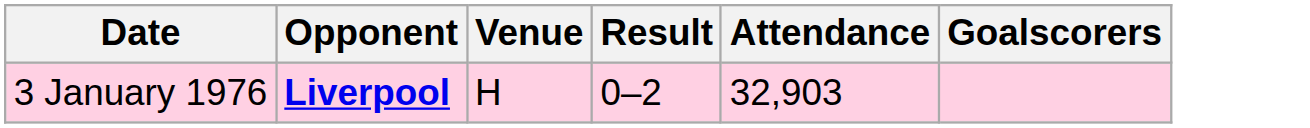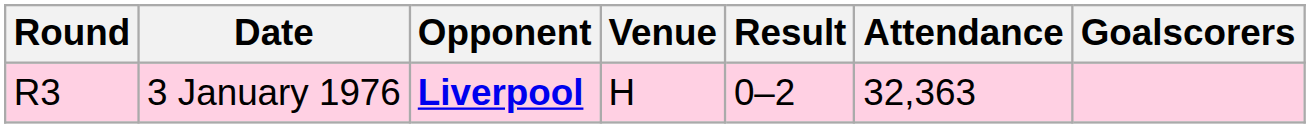+ column: (72, 33)
(786, 92) 32,903 -> (920, 92) 32,363
